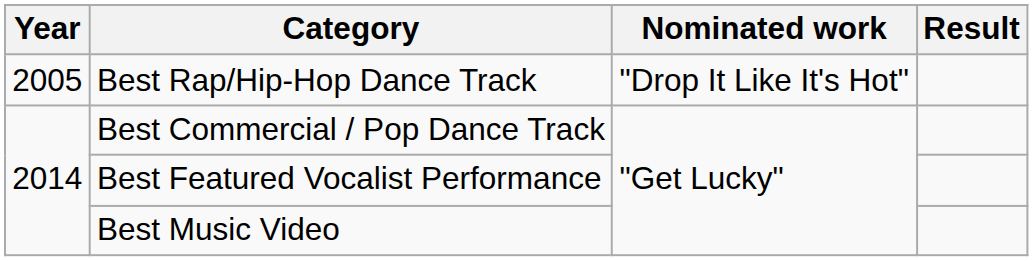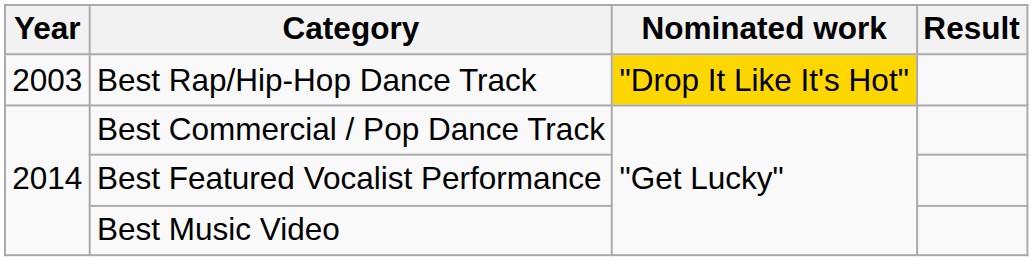(47, 79) 2005 -> (47, 79) 2003
(764, 79) no background -> (764, 79) gold background
